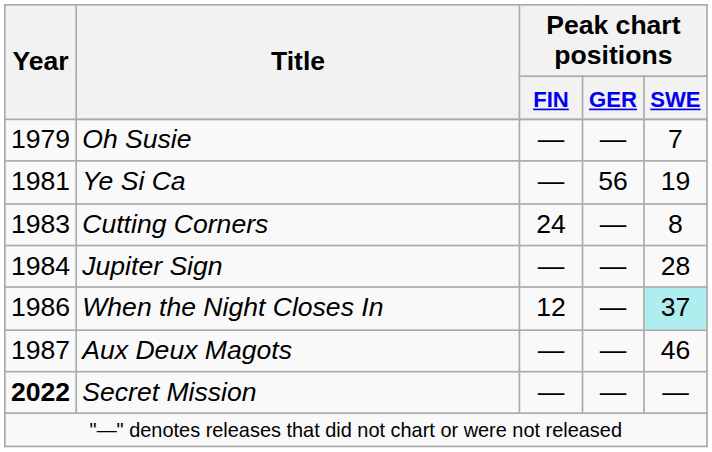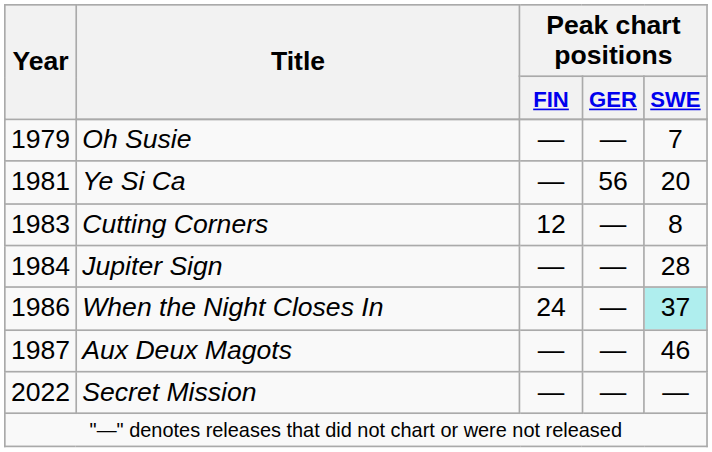(675, 181) 19 -> (675, 181) 20
(551, 223) 24 -> (551, 223) 12
(551, 308) 12 -> (551, 308) 24
(40, 392) bold -> (40, 392) normal
